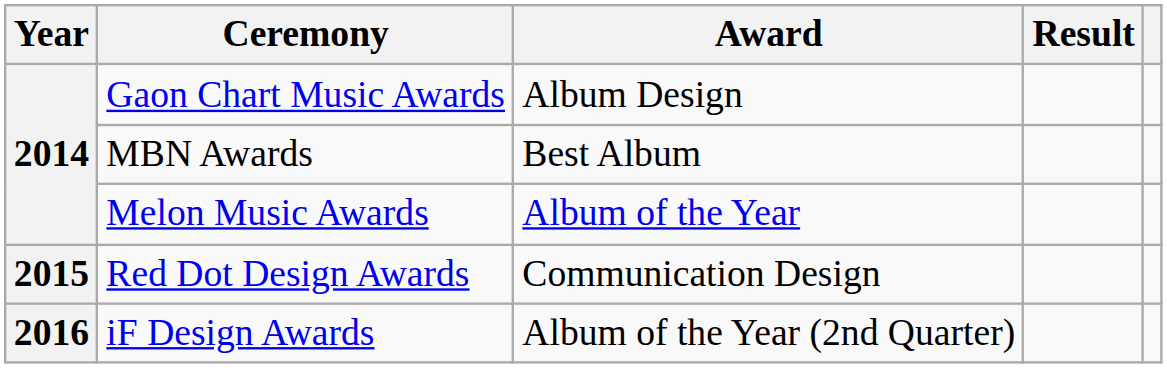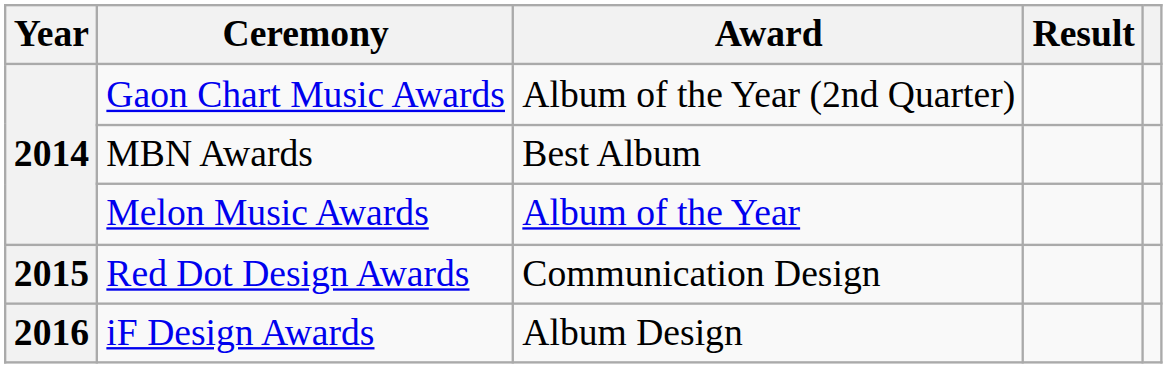(633, 93) Album Design -> (769, 93) Album of the Year (2nd Quarter)
(769, 332) Album of the Year (2nd Quarter) -> (633, 332) Album Design
